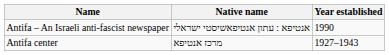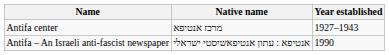rows swapped: (32, 43) <-> (88, 27)
